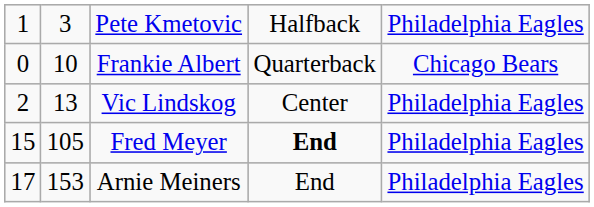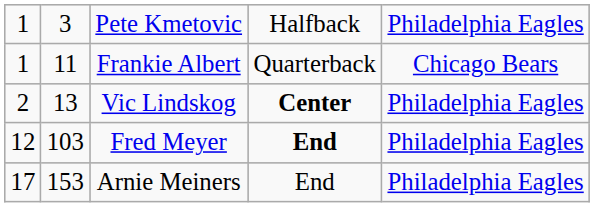(23, 63) 0 -> (23, 63) 1
(65, 63) 10 -> (65, 63) 11
(315, 102) normal -> (315, 102) bold
(23, 142) 15 -> (23, 142) 12
(65, 142) 105 -> (65, 142) 103
